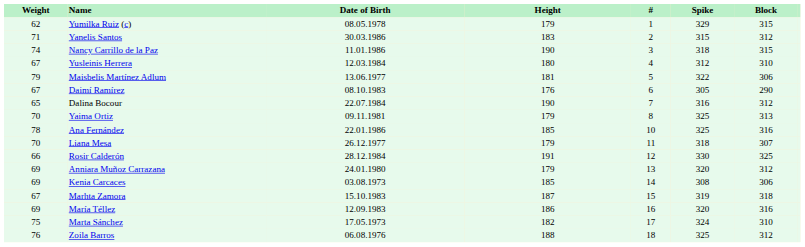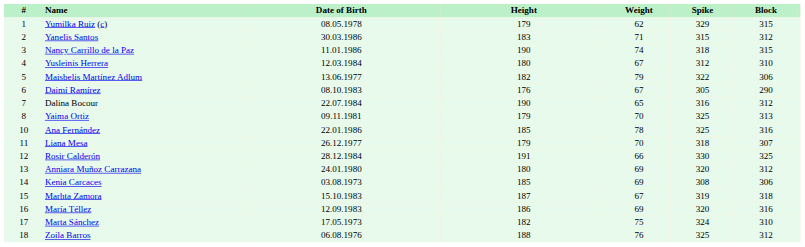columns swapped: (651, 10) <-> (36, 10)
(548, 76) 181 -> (524, 76) 182
(548, 169) 179 -> (524, 169) 180
